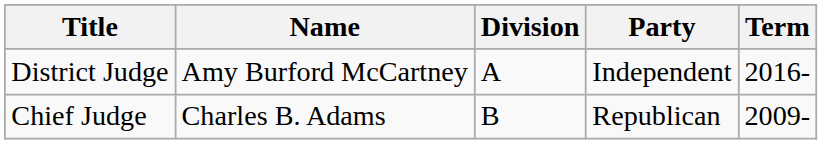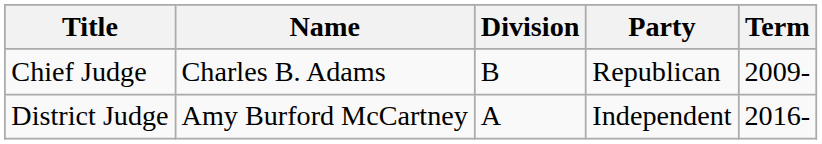rows swapped: (79, 116) <-> (90, 71)
